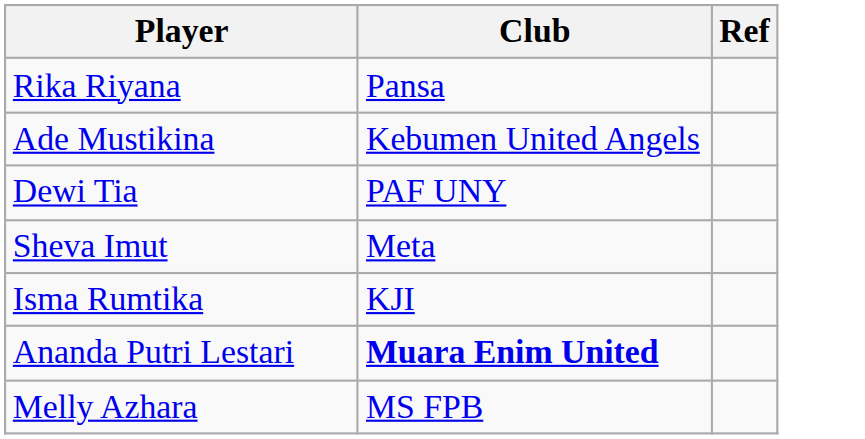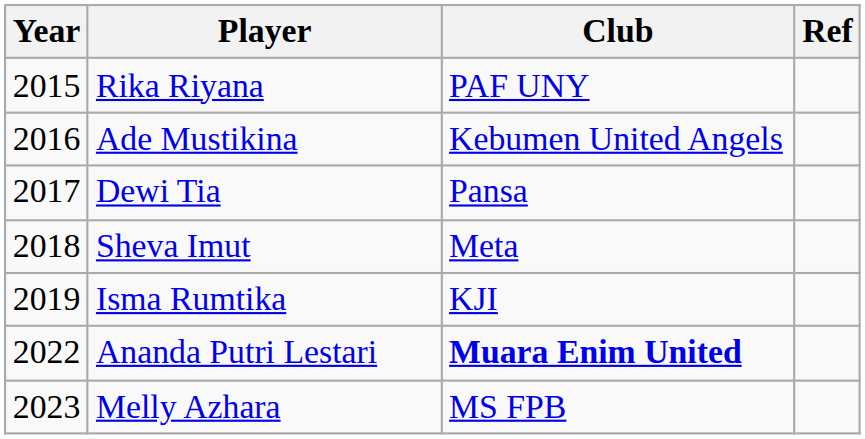+ column: (47, 31)
(405, 84) Pansa -> (519, 84) PAF UNY
(436, 191) PAF UNY -> (488, 191) Pansa
